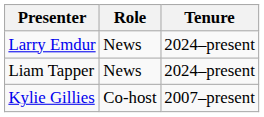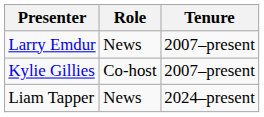(210, 44) 2024–present -> (210, 44) 2007–present
rows swapped: (52, 97) <-> (51, 71)
